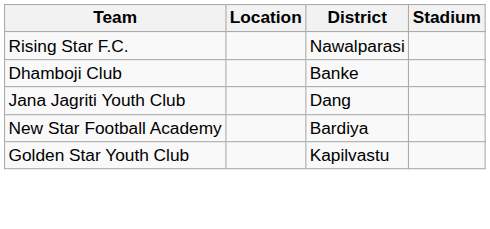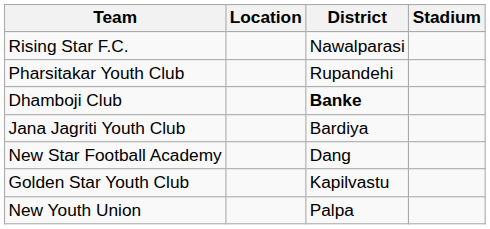+ row: (96, 73)
(334, 73) normal -> (336, 100) bold
(330, 100) Dang -> (339, 127) Bardiya
(339, 127) Bardiya -> (330, 155) Dang
+ row: (75, 210)
